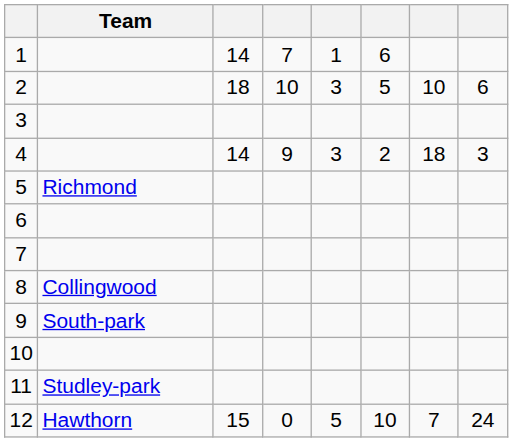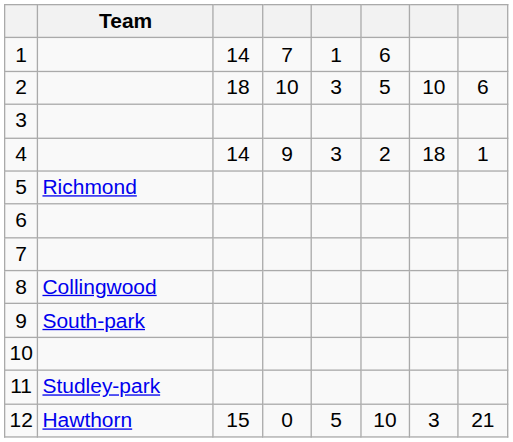(483, 154) 3 -> (483, 154) 1
(434, 420) 7 -> (434, 420) 3
(483, 420) 24 -> (483, 420) 21
